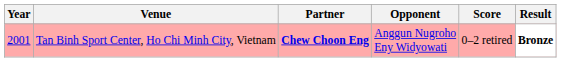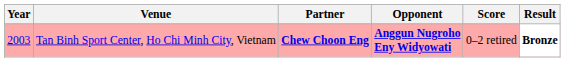(19, 40) 2001 -> (19, 40) 2003
(415, 40) normal -> (417, 40) bold
